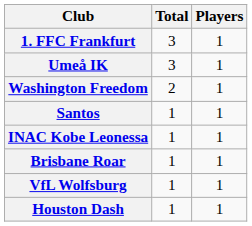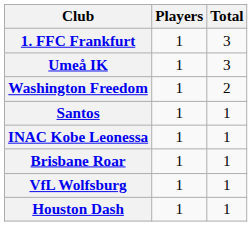columns swapped: (219, 16) <-> (172, 16)
